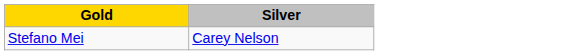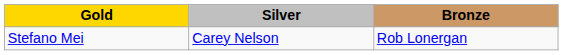+ column: (466, 15)
